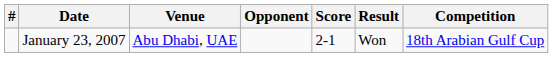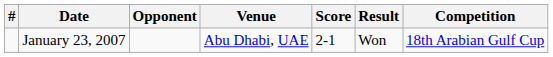columns swapped: (185, 16) <-> (276, 16)
